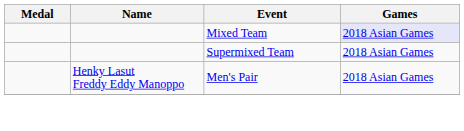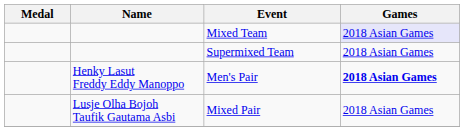(388, 77) normal -> (390, 77) bold
+ row: (233, 110)
